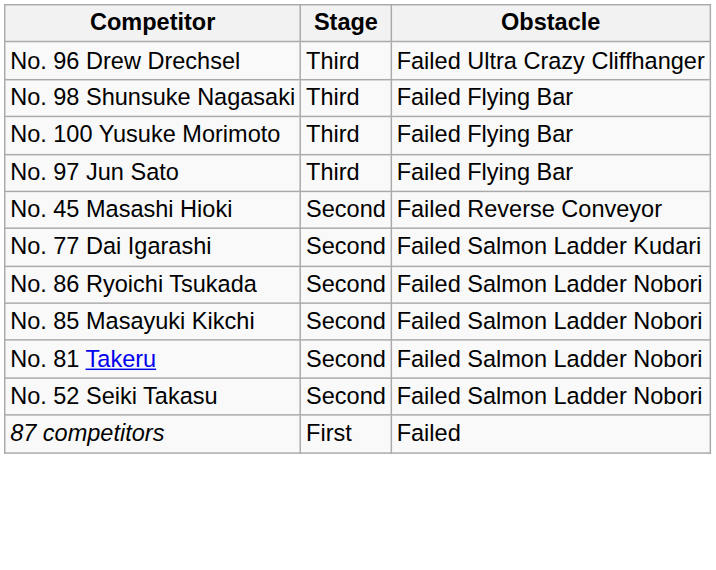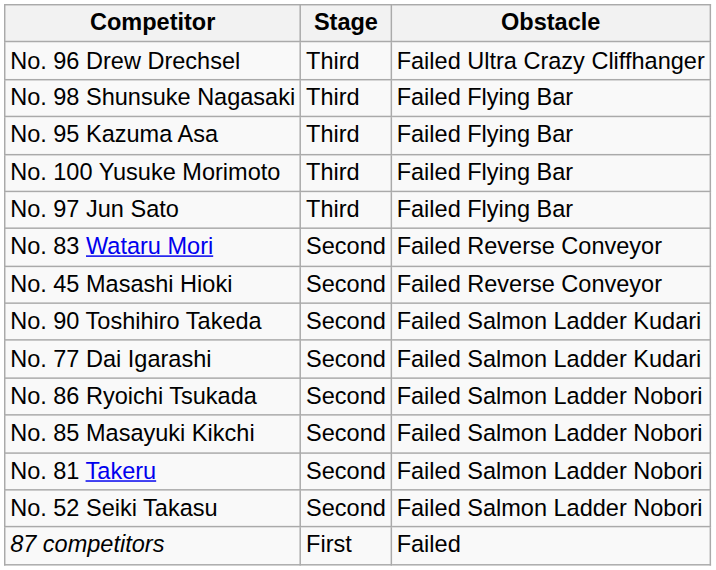+ row: (114, 135)
+ row: (112, 246)
+ row: (136, 321)
